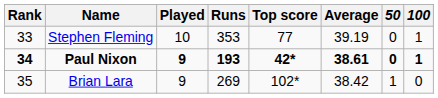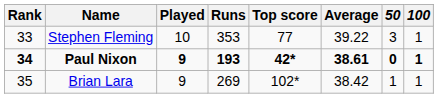(351, 37) 39.19 -> (351, 37) 39.22
(393, 37) 0 -> (393, 37) 3
(419, 81) 0 -> (419, 81) 1
